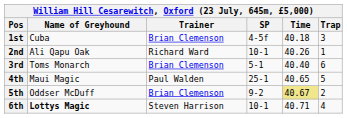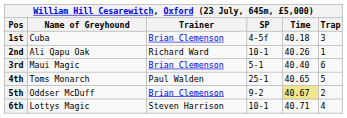(60, 65) Toms Monarch -> (55, 65) Maui Magic
(55, 79) Maui Magic -> (60, 79) Toms Monarch
(60, 106) bold -> (60, 106) normal
